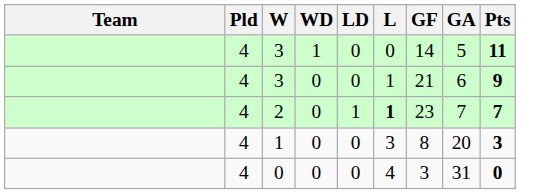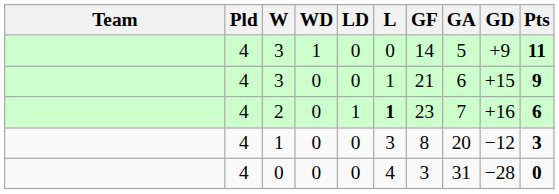+ column: (500, 19)
(498, 111) 7 -> (537, 111) 6
